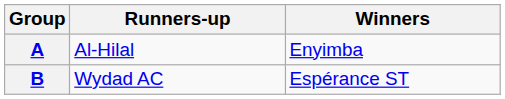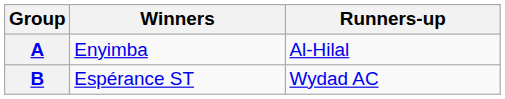columns swapped: (393, 19) <-> (178, 19)
